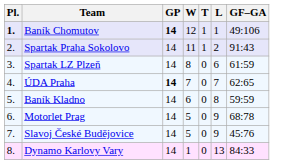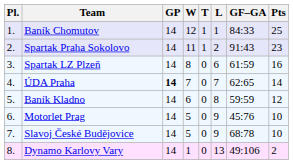+ column: (279, 13)
(11, 30) bold -> (11, 30) normal
(171, 30) bold -> (171, 30) normal
(245, 30) 49:106 -> (242, 30) 84:33
(242, 116) 68:78 -> (242, 116) 45:76
(242, 133) 45:76 -> (242, 133) 68:78
(242, 151) 84:33 -> (245, 151) 49:106
